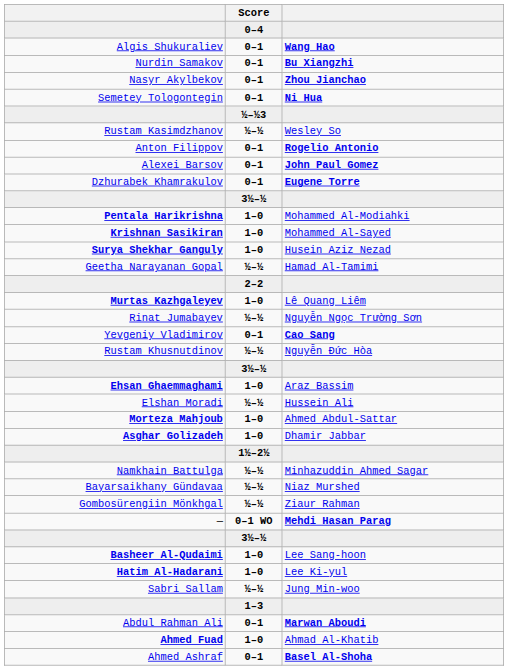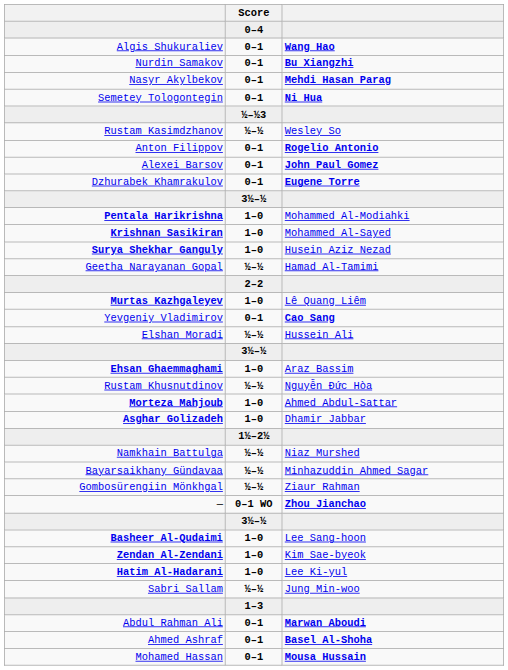(325, 81) Zhou Jianchao -> (338, 81) Mehdi Hasan Parag
- row: (176, 318)
rows swapped: (164, 352) <-> (182, 403)
(357, 471) Minhazuddin Ahmed Sagar -> (322, 454) Niaz Murshed
(322, 487) Niaz Murshed -> (357, 471) Minhazuddin Ahmed Sagar
(338, 521) Mehdi Hasan Parag -> (325, 504) Zhou Jianchao
+ row: (170, 555)
- row: (192, 640)
+ row: (179, 657)
